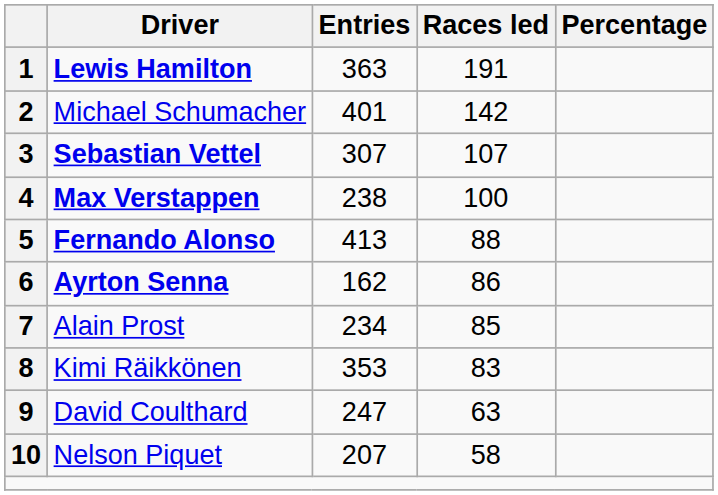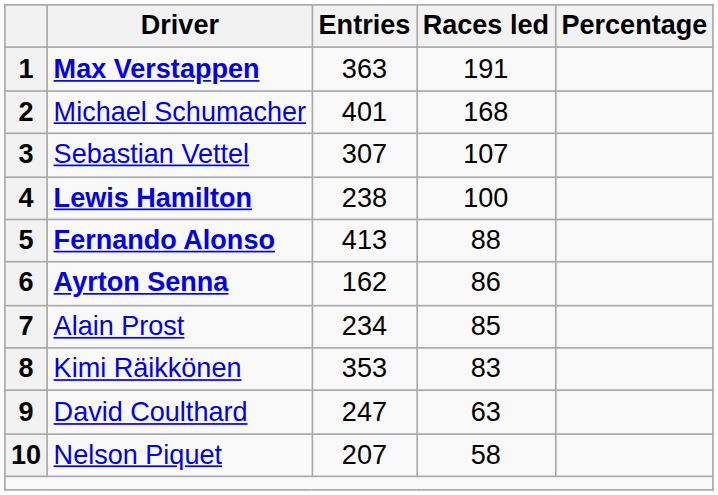(153, 68) Lewis Hamilton -> (157, 68) Max Verstappen
(486, 111) 142 -> (486, 111) 168
(157, 154) bold -> (151, 154) normal
(157, 197) Max Verstappen -> (153, 197) Lewis Hamilton
